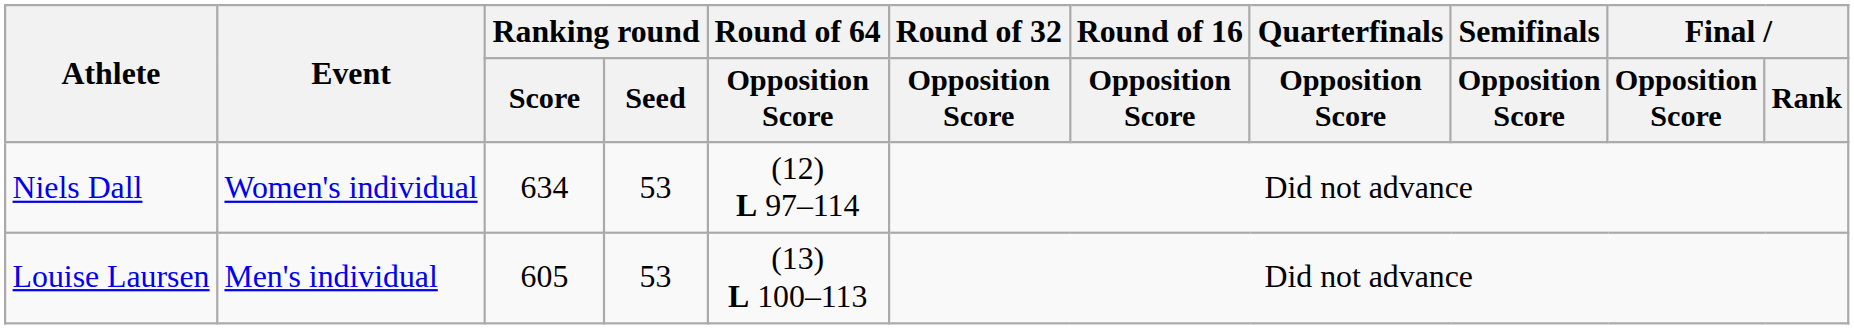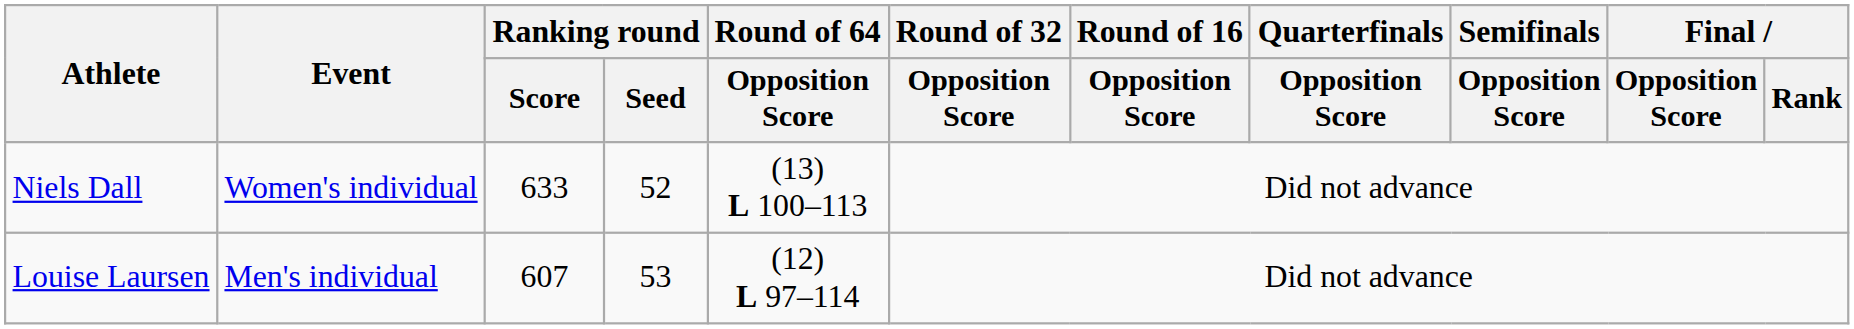(544, 187) 634 -> (544, 187) 633
(655, 187) 53 -> (655, 187) 52
(798, 187) (12) L 97–114 -> (798, 187) (13) L 100–113
(544, 277) 605 -> (544, 277) 607
(798, 277) (13) L 100–113 -> (798, 277) (12) L 97–114
